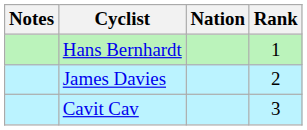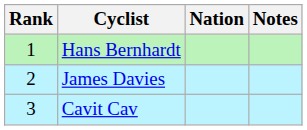columns swapped: (276, 19) <-> (31, 19)
